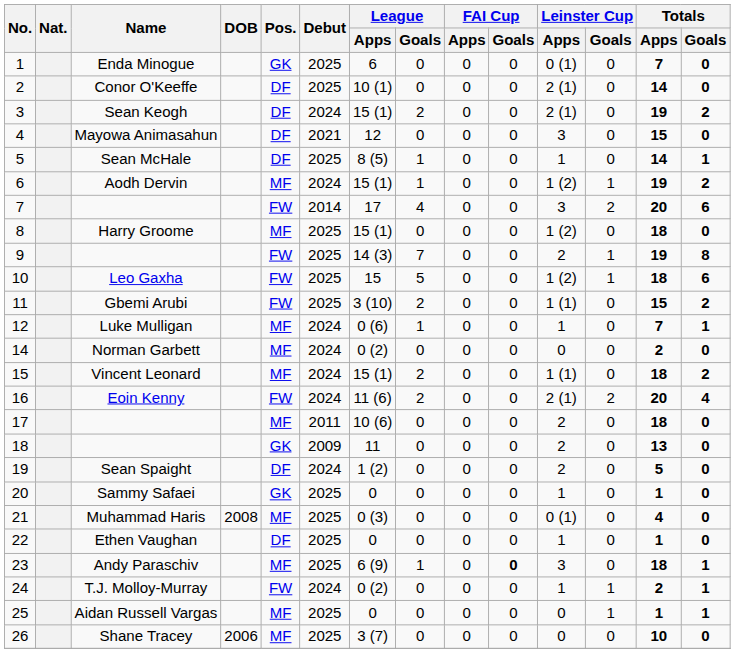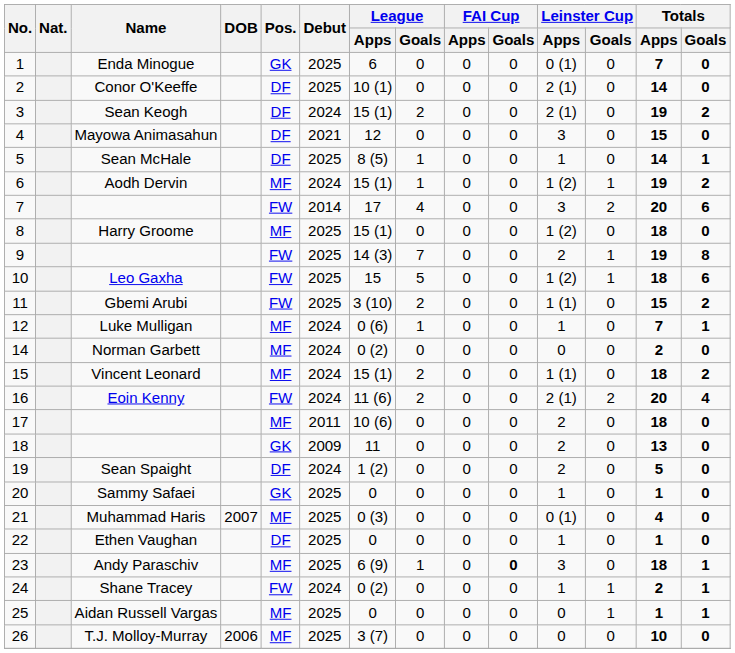(241, 517) 2008 -> (241, 517) 2007
(146, 588) T.J. Molloy-Murray -> (146, 588) Shane Tracey
(146, 636) Shane Tracey -> (146, 636) T.J. Molloy-Murray
